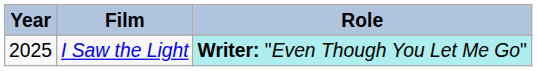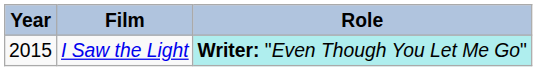(31, 51) 2025 -> (31, 51) 2015
